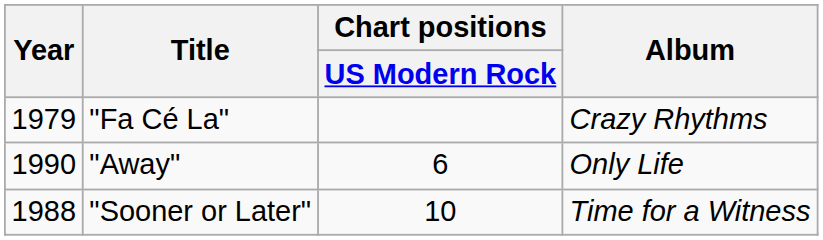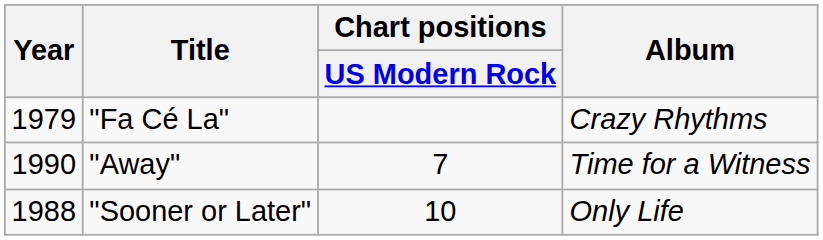(440, 165) 6 -> (440, 165) 7
(627, 165) Only Life -> (690, 165) Time for a Witness
(690, 211) Time for a Witness -> (627, 211) Only Life
